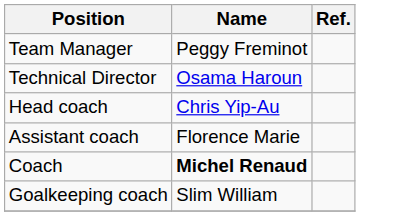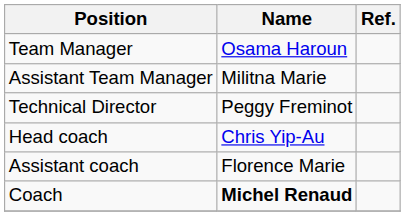(242, 48) Peggy Freminot -> (284, 48) Osama Haroun
+ row: (111, 78)
(239, 78) Osama Haroun -> (287, 107) Peggy Freminot
- row: (88, 195)
